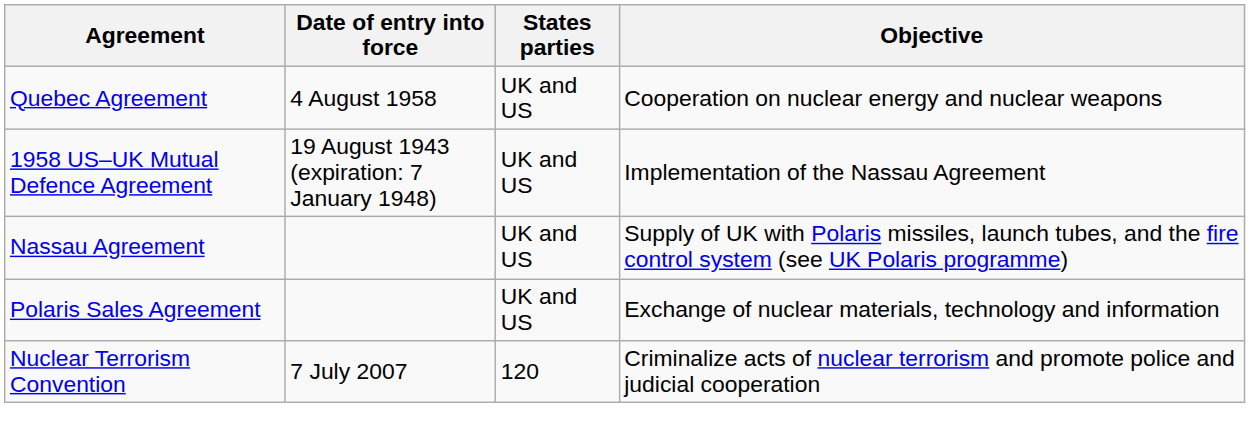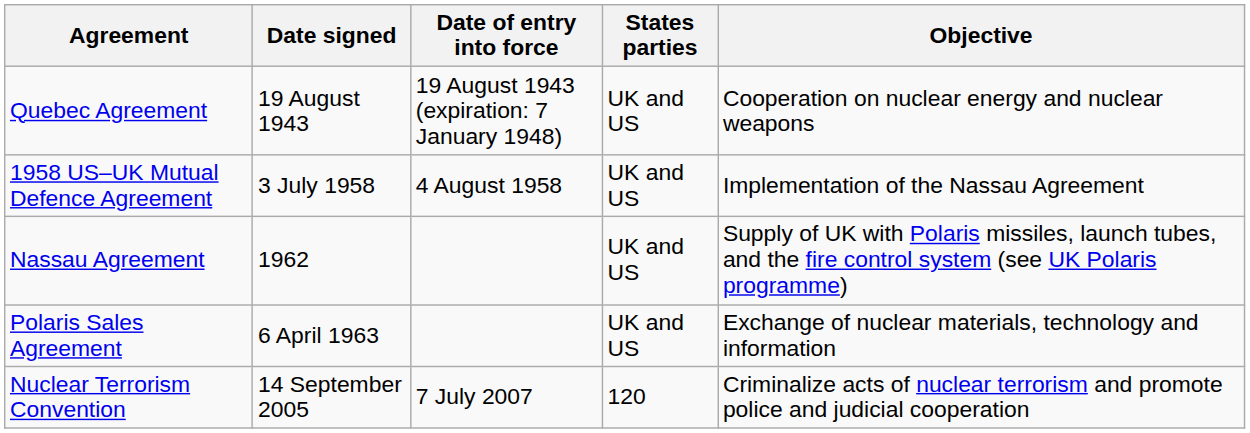+ column: (332, 35)
(364, 97) 4 August 1958 -> (495, 110) 19 August 1943 (expiration: 7 January 1948)
(370, 172) 19 August 1943 (expiration: 7 January 1948) -> (489, 185) 4 August 1958
